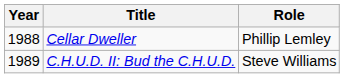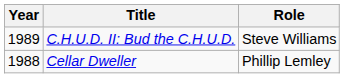rows swapped: (91, 38) <-> (141, 61)
